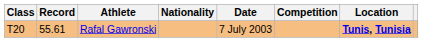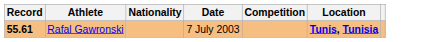- column: (21, 12)
(52, 29) normal -> (20, 29) bold
